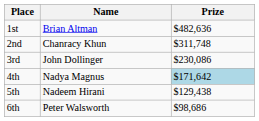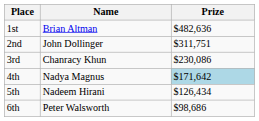(75, 44) Chanracy Khun -> (73, 44) John Dollinger
(192, 44) $311,748 -> (192, 44) $311,751
(73, 60) John Dollinger -> (75, 60) Chanracy Khun
(192, 92) $129,438 -> (192, 92) $126,434
